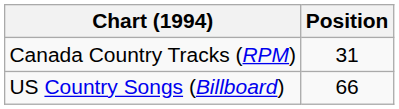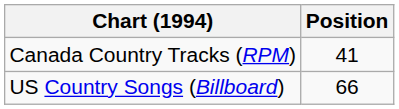(347, 54) 31 -> (347, 54) 41
